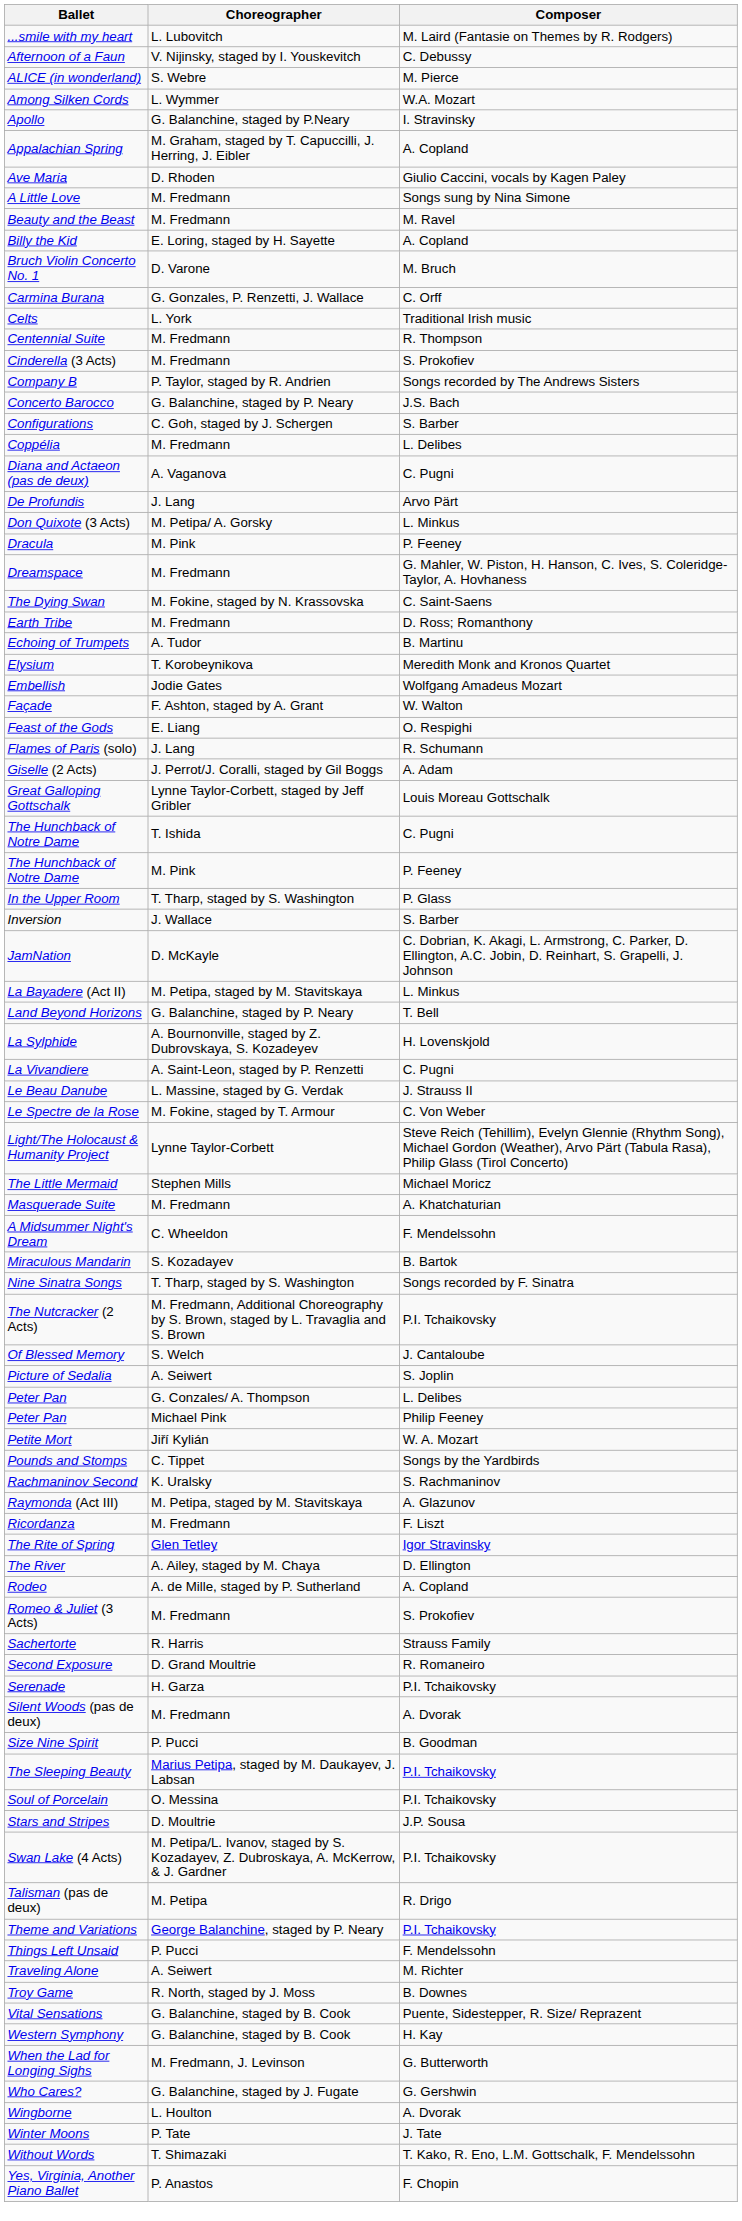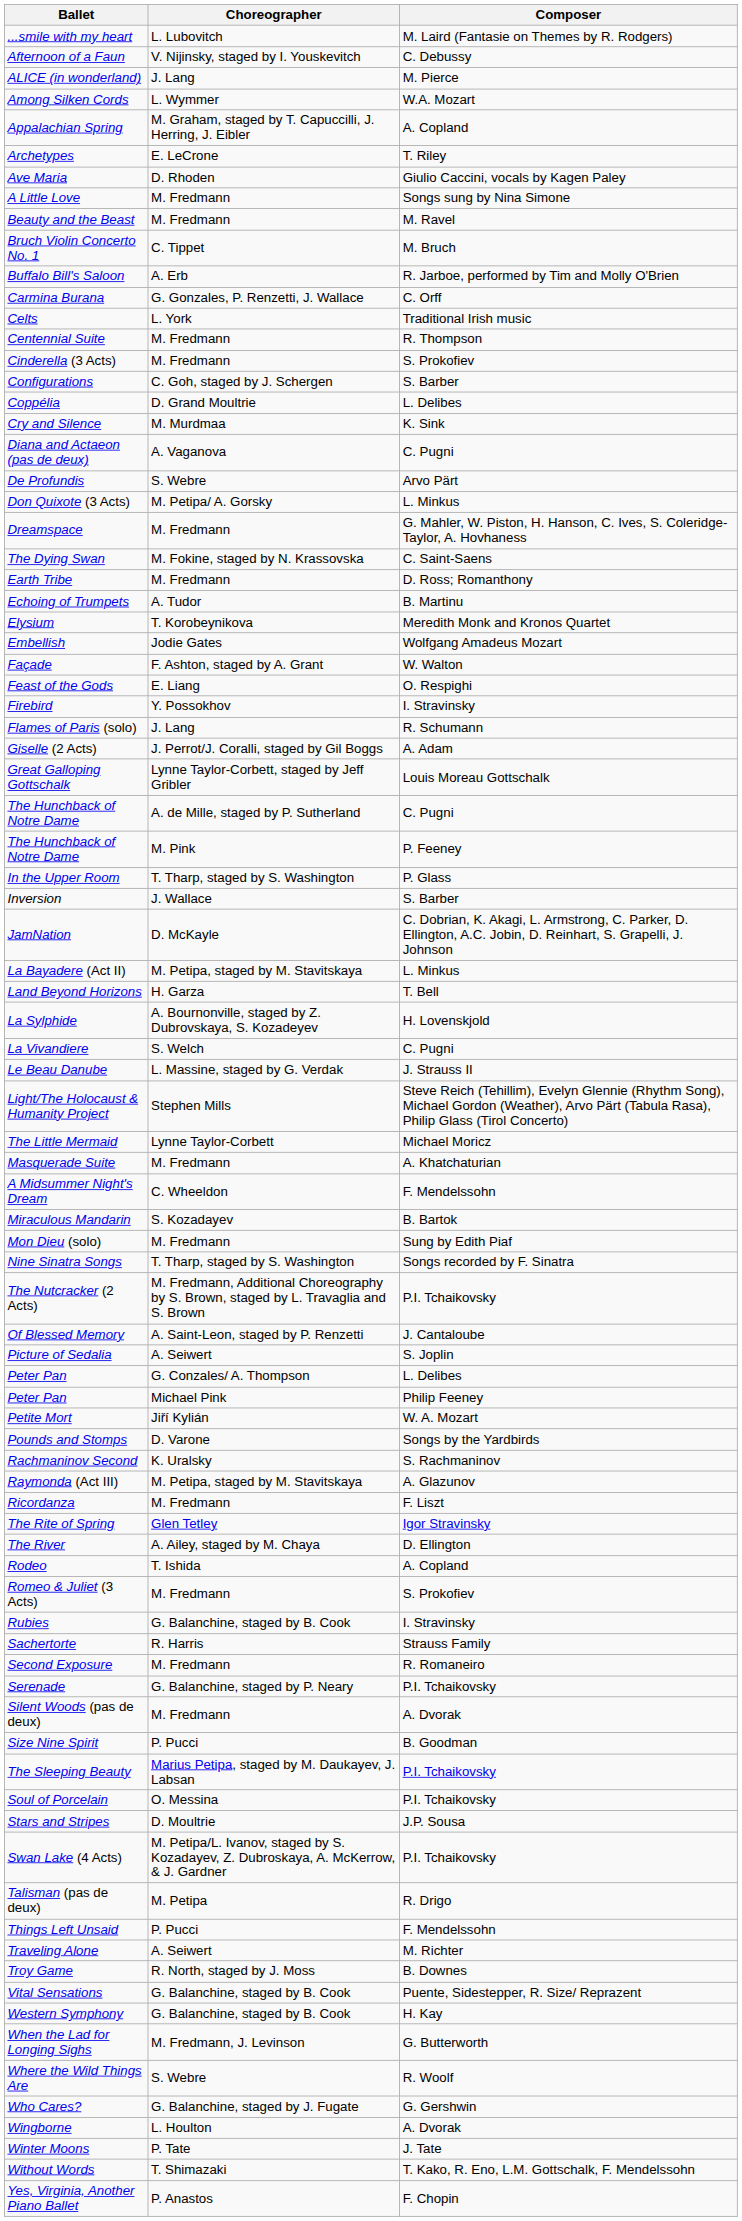(179, 78) S. Webre -> (173, 78) J. Lang
- row: (26, 120)
+ row: (41, 156)
- row: (42, 240)
(180, 269) D. Varone -> (178, 248) C. Tippet
+ row: (66, 276)
- row: (42, 381)
- row: (61, 402)
(191, 445) M. Fredmann -> (203, 402) D. Grand Moultrie
+ row: (54, 424)
(173, 502) J. Lang -> (179, 481) S. Webre
- row: (30, 544)
+ row: (30, 706)
(176, 834) T. Ishida -> (256, 813) A. de Mille, staged by P. Sutherland
(252, 1013) G. Balanchine, staged by P. Neary -> (178, 991) H. Garza
(257, 1070) A. Saint-Leon, staged by P. Renzetti -> (178, 1049) S. Welch
- row: (73, 1112)
(212, 1148) Lynne Taylor-Corbett -> (191, 1106) Stephen Mills
(191, 1184) Stephen Mills -> (212, 1142) Lynne Taylor-Corbett
+ row: (54, 1241)
(178, 1355) S. Welch -> (257, 1334) A. Saint-Leon, staged by P. Renzetti
(178, 1460) C. Tippet -> (180, 1439) D. Varone
(256, 1587) A. de Mille, staged by P. Sutherland -> (176, 1565) T. Ishida
+ row: (28, 1623)
(203, 1665) D. Grand Moultrie -> (191, 1665) M. Fredmann
(178, 1686) H. Garza -> (252, 1686) G. Balanchine, staged by P. Neary
- row: (72, 1929)
+ row: (75, 2078)
